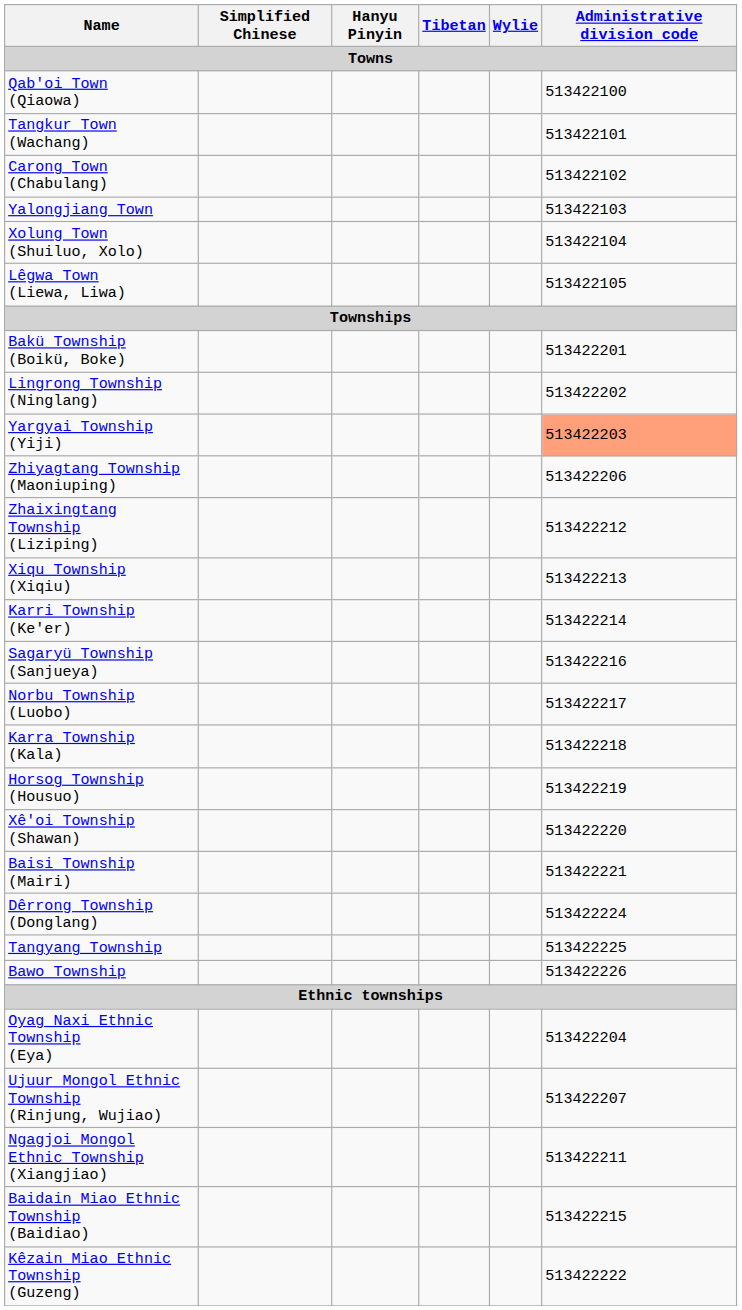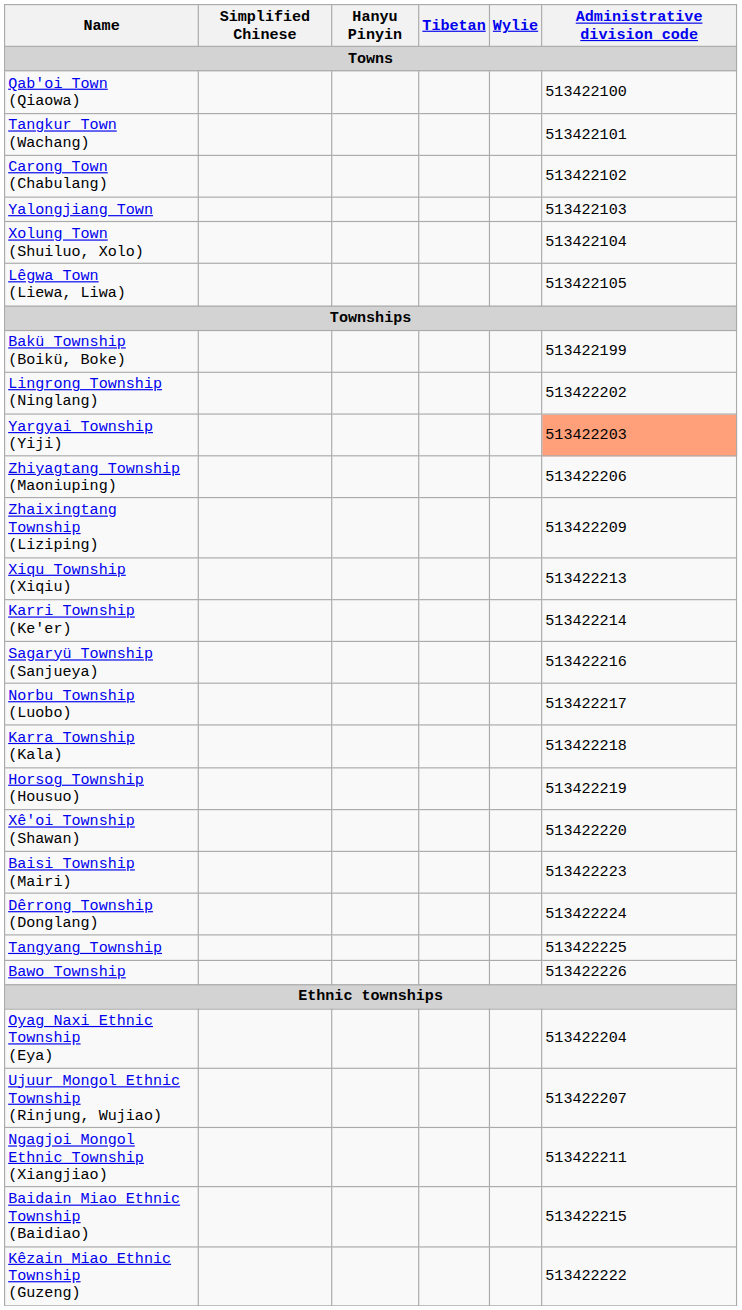(586, 351) 513422201 -> (586, 351) 513422199
(586, 528) 513422212 -> (586, 528) 513422209
(586, 872) 513422221 -> (586, 872) 513422223
